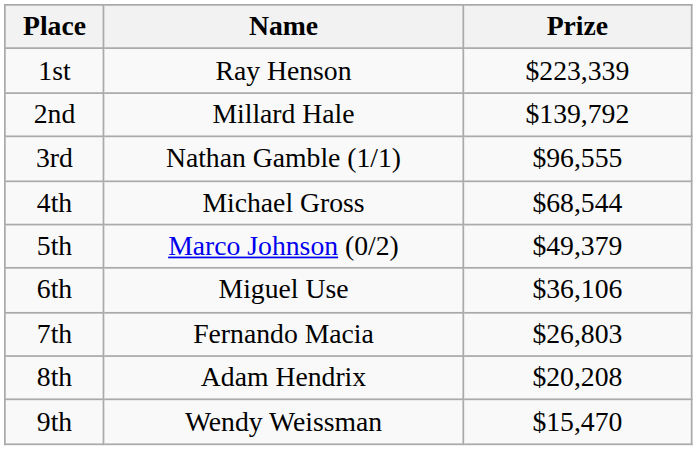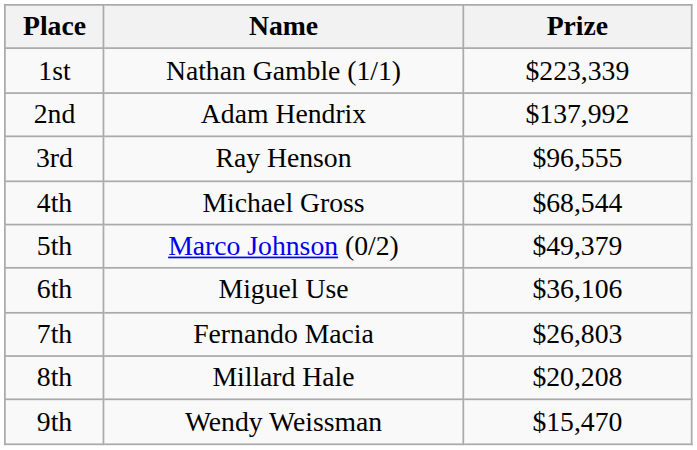(284, 70) Ray Henson -> (283, 70) Nathan Gamble (1/1)
(283, 114) Millard Hale -> (284, 114) Adam Hendrix
(577, 114) $139,792 -> (577, 114) $137,992
(283, 158) Nathan Gamble (1/1) -> (284, 158) Ray Henson
(284, 377) Adam Hendrix -> (283, 377) Millard Hale
